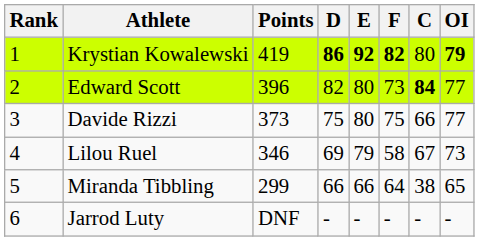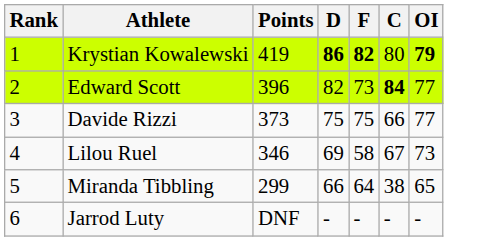- column: (364, 20)
